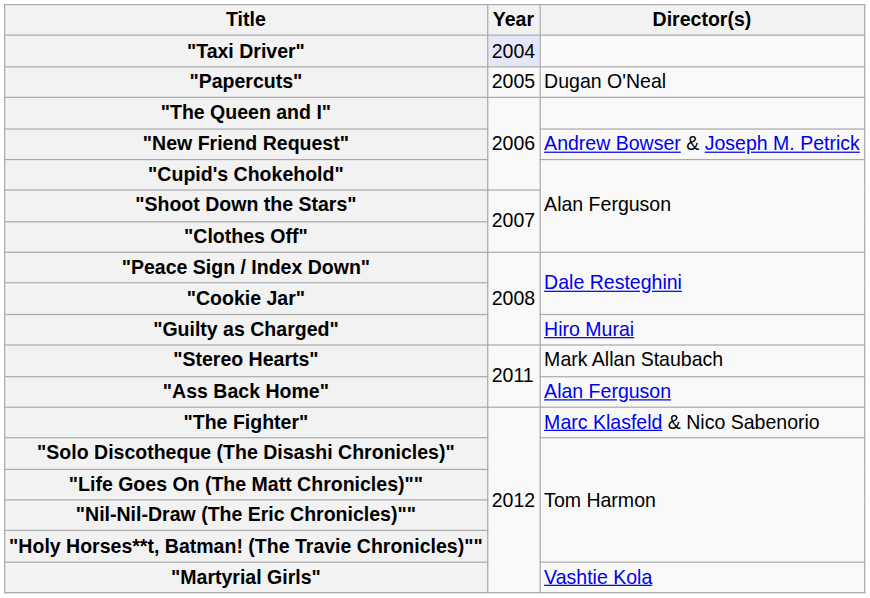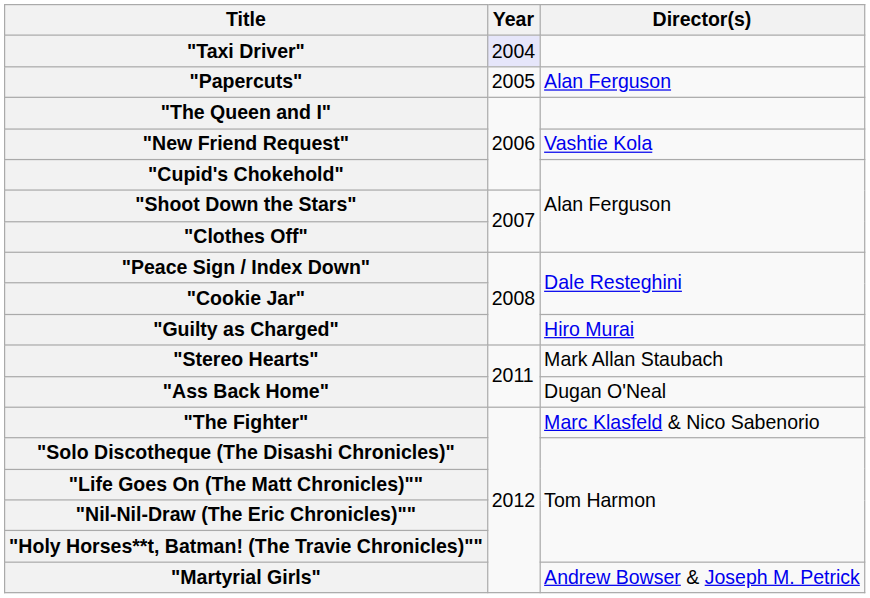(605, 81) Dugan O'Neal -> (608, 81) Alan Ferguson
(702, 143) Andrew Bowser & Joseph M. Petrick -> (598, 143) Vashtie Kola
(608, 391) Alan Ferguson -> (605, 391) Dugan O'Neal
(598, 577) Vashtie Kola -> (702, 577) Andrew Bowser & Joseph M. Petrick
